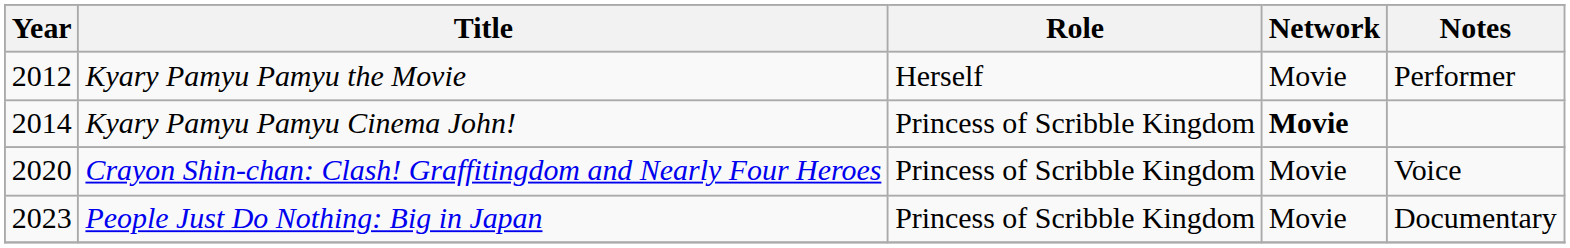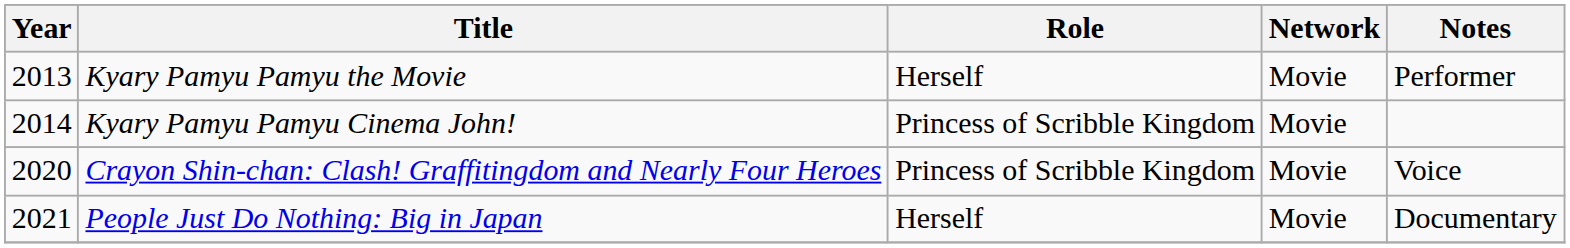(42, 75) 2012 -> (42, 75) 2013
(1309, 123) bold -> (1308, 123) normal
(42, 218) 2023 -> (42, 218) 2021
(1075, 218) Princess of Scribble Kingdom -> (939, 218) Herself
